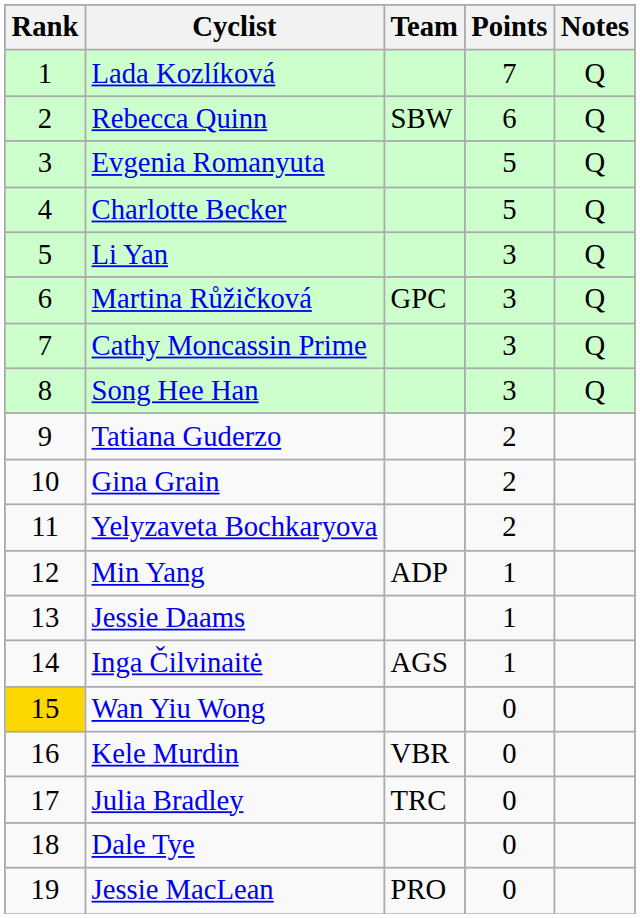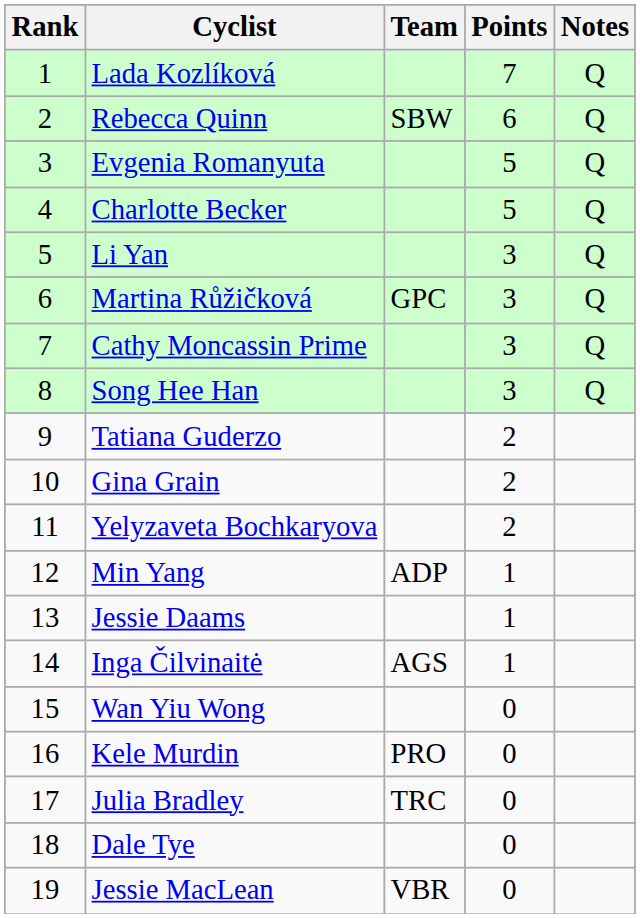(45, 708) gold background -> (45, 708) no background
(420, 753) VBR -> (418, 753) PRO
(418, 890) PRO -> (420, 890) VBR
